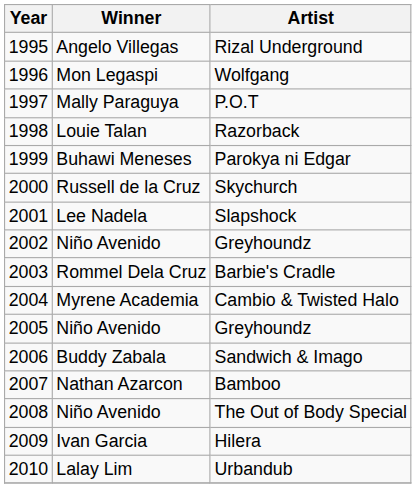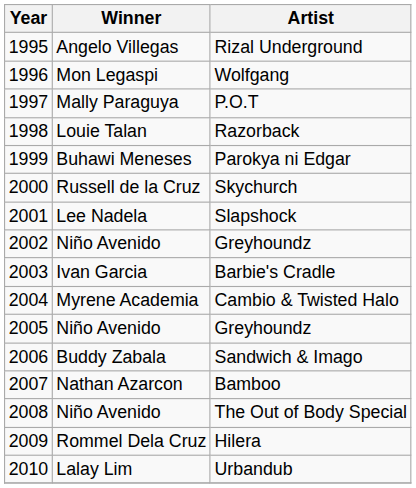(131, 272) Rommel Dela Cruz -> (102, 272) Ivan Garcia
(102, 441) Ivan Garcia -> (131, 441) Rommel Dela Cruz
